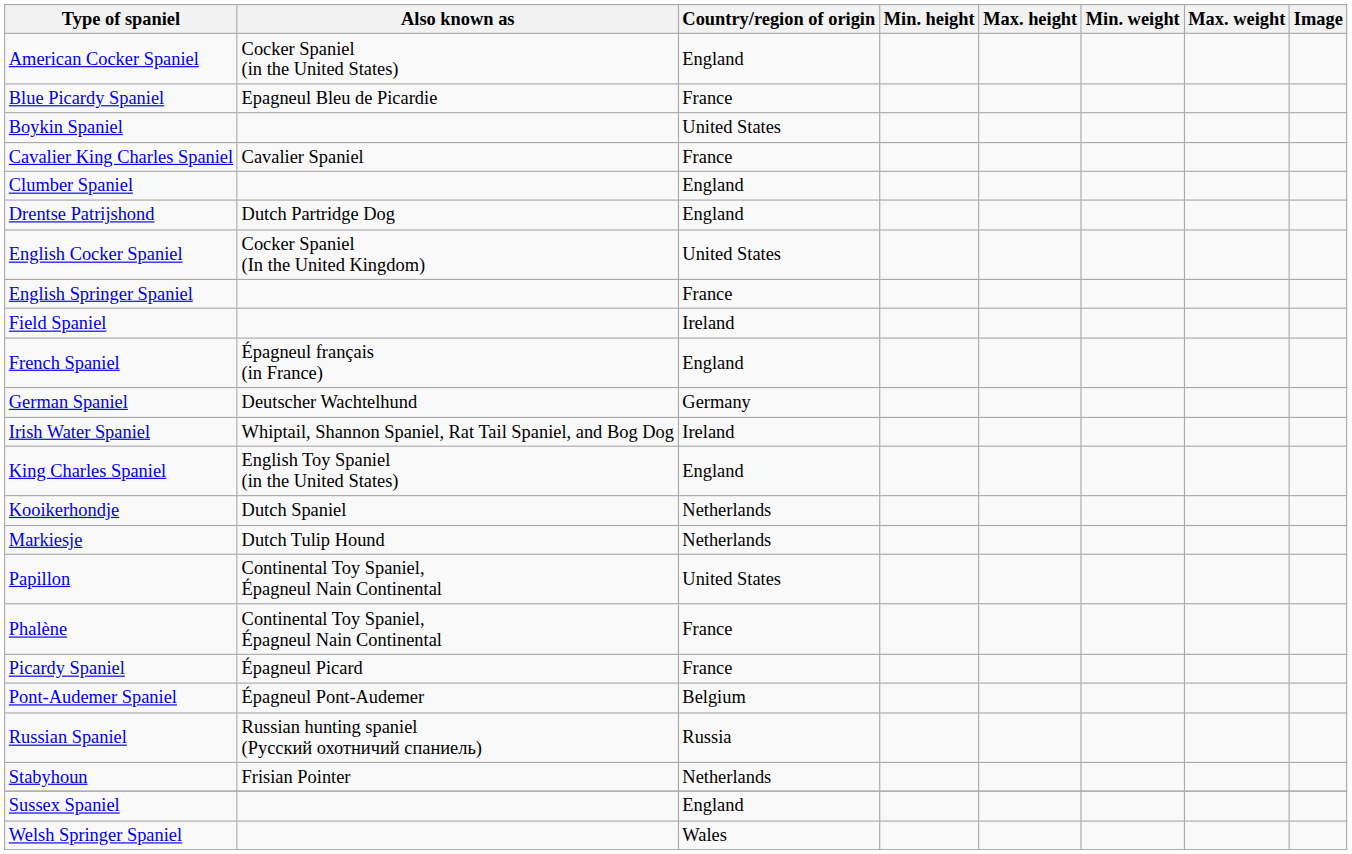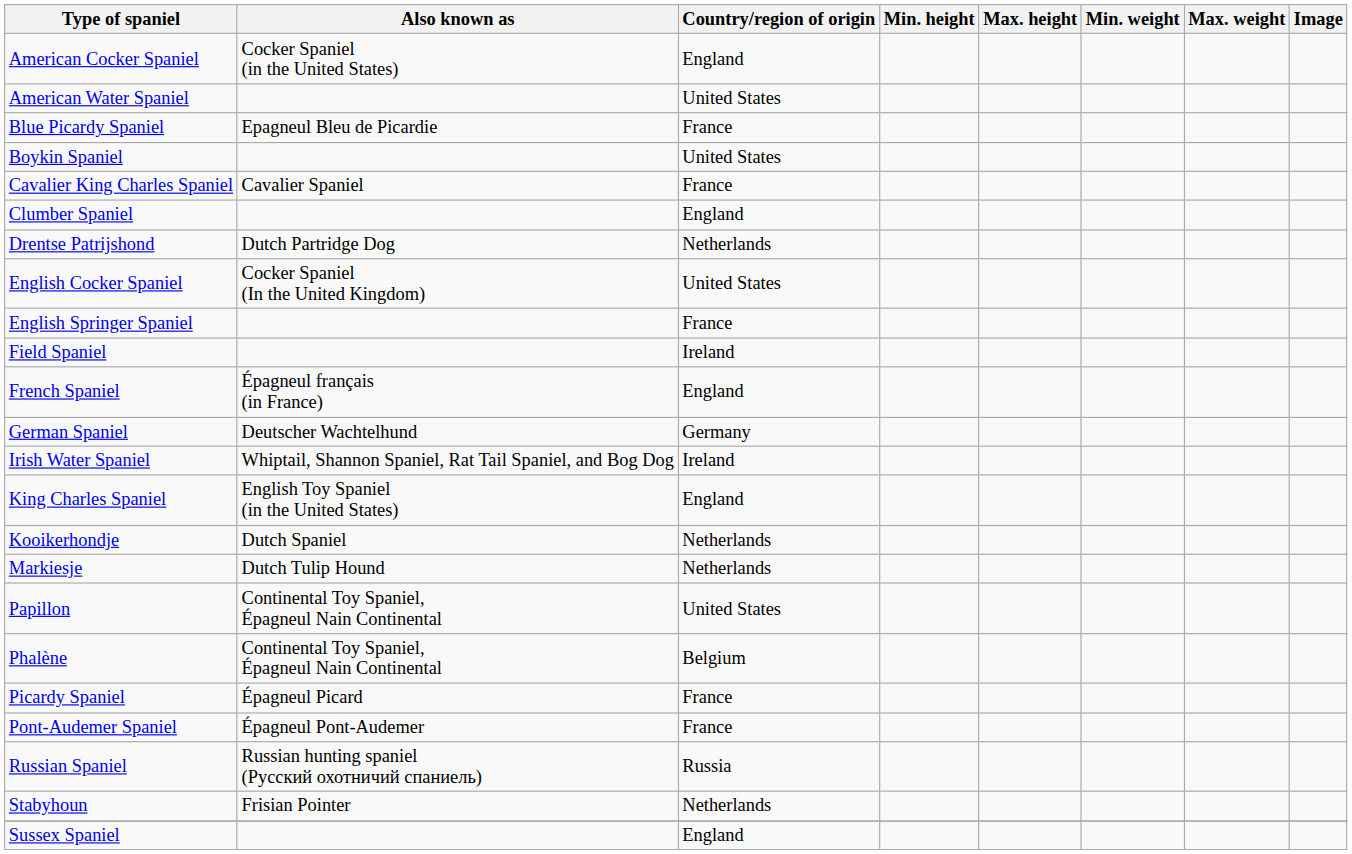+ row: (99, 98)
(713, 214) England -> (727, 244) Netherlands
(707, 629) France -> (714, 658) Belgium
(714, 697) Belgium -> (707, 726) France
- row: (95, 835)
